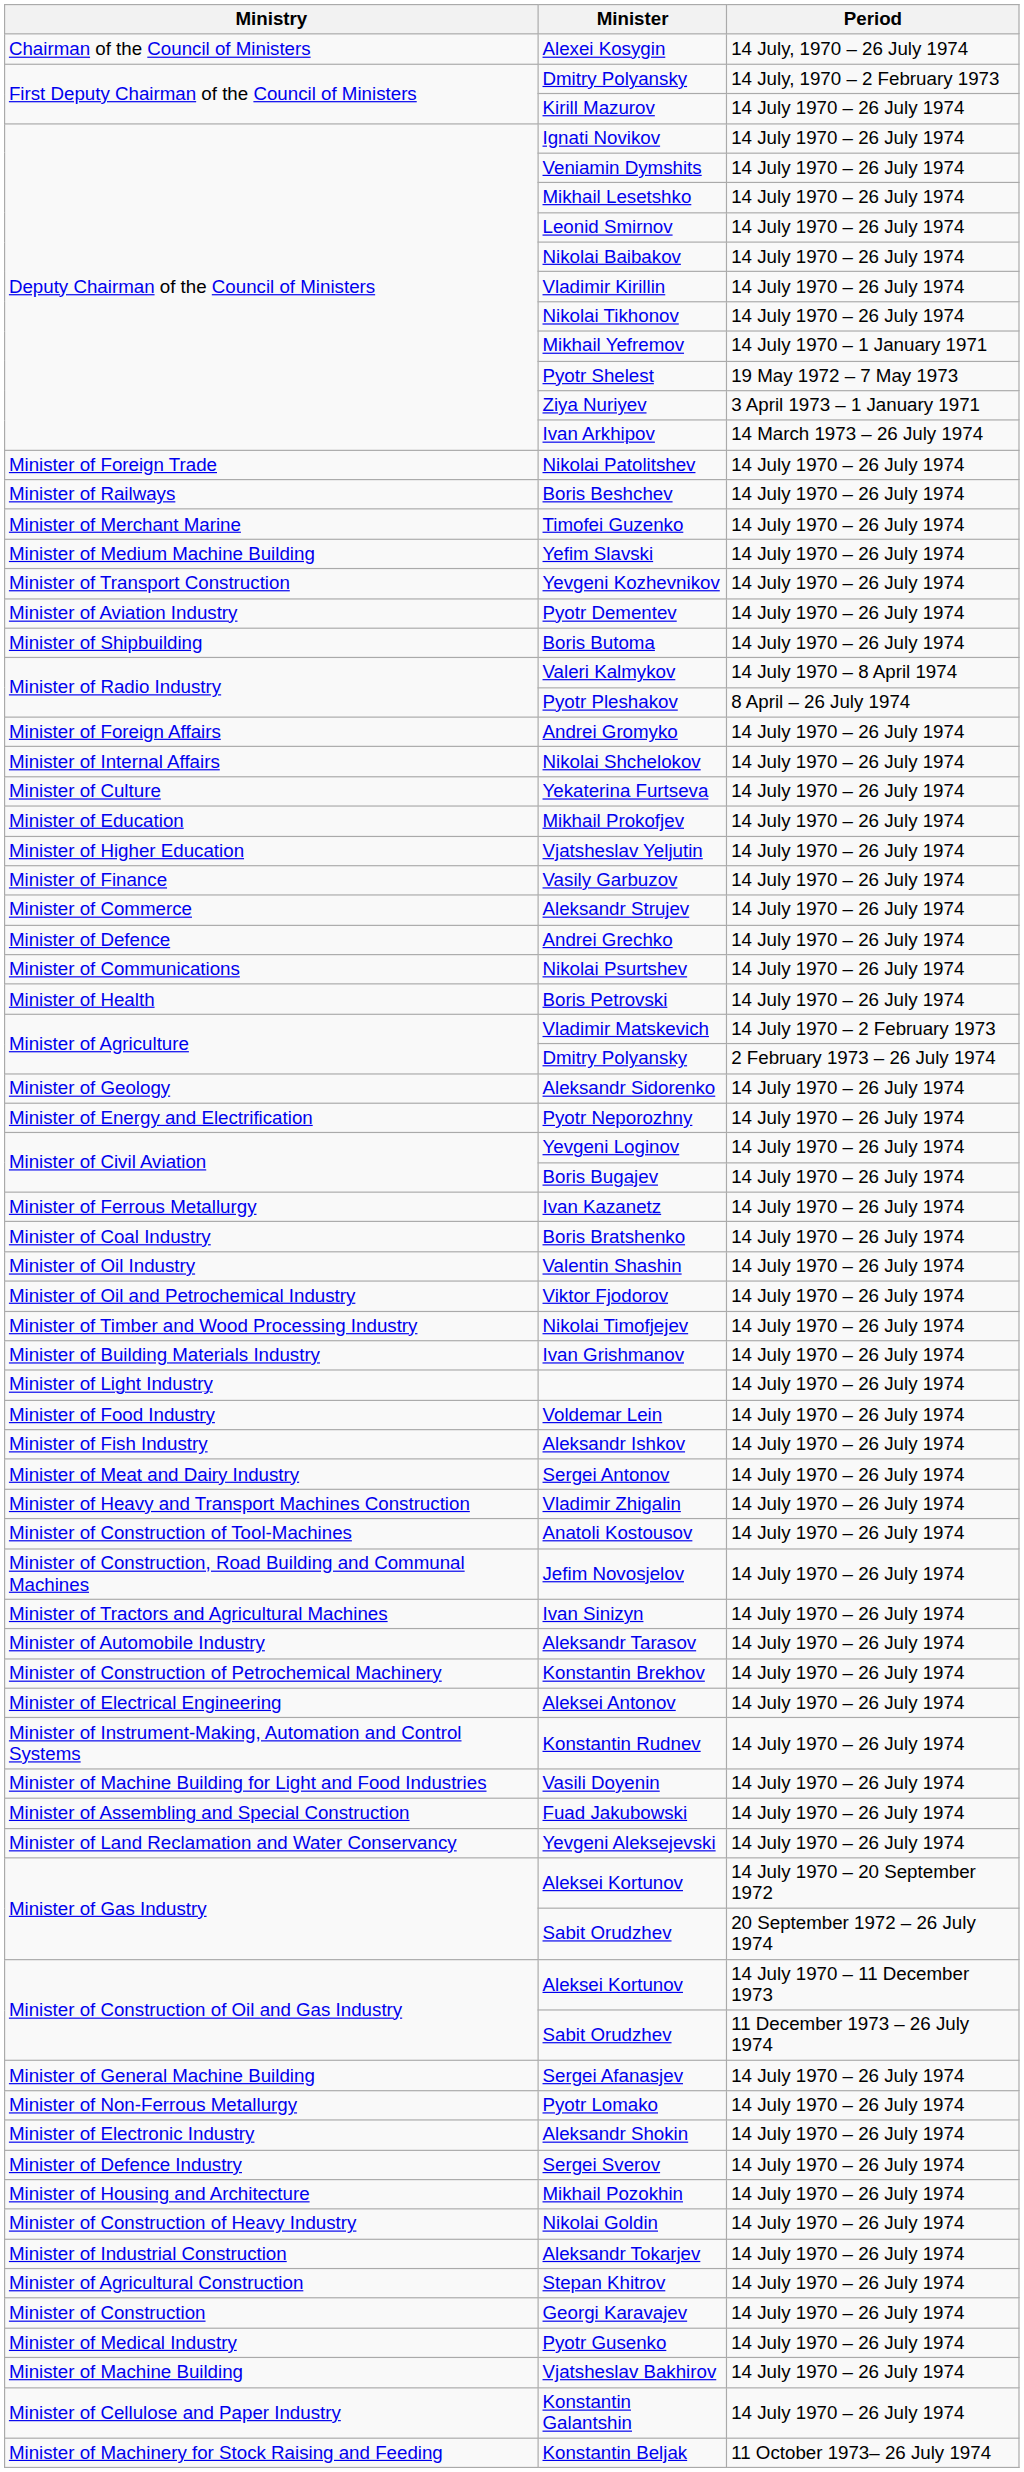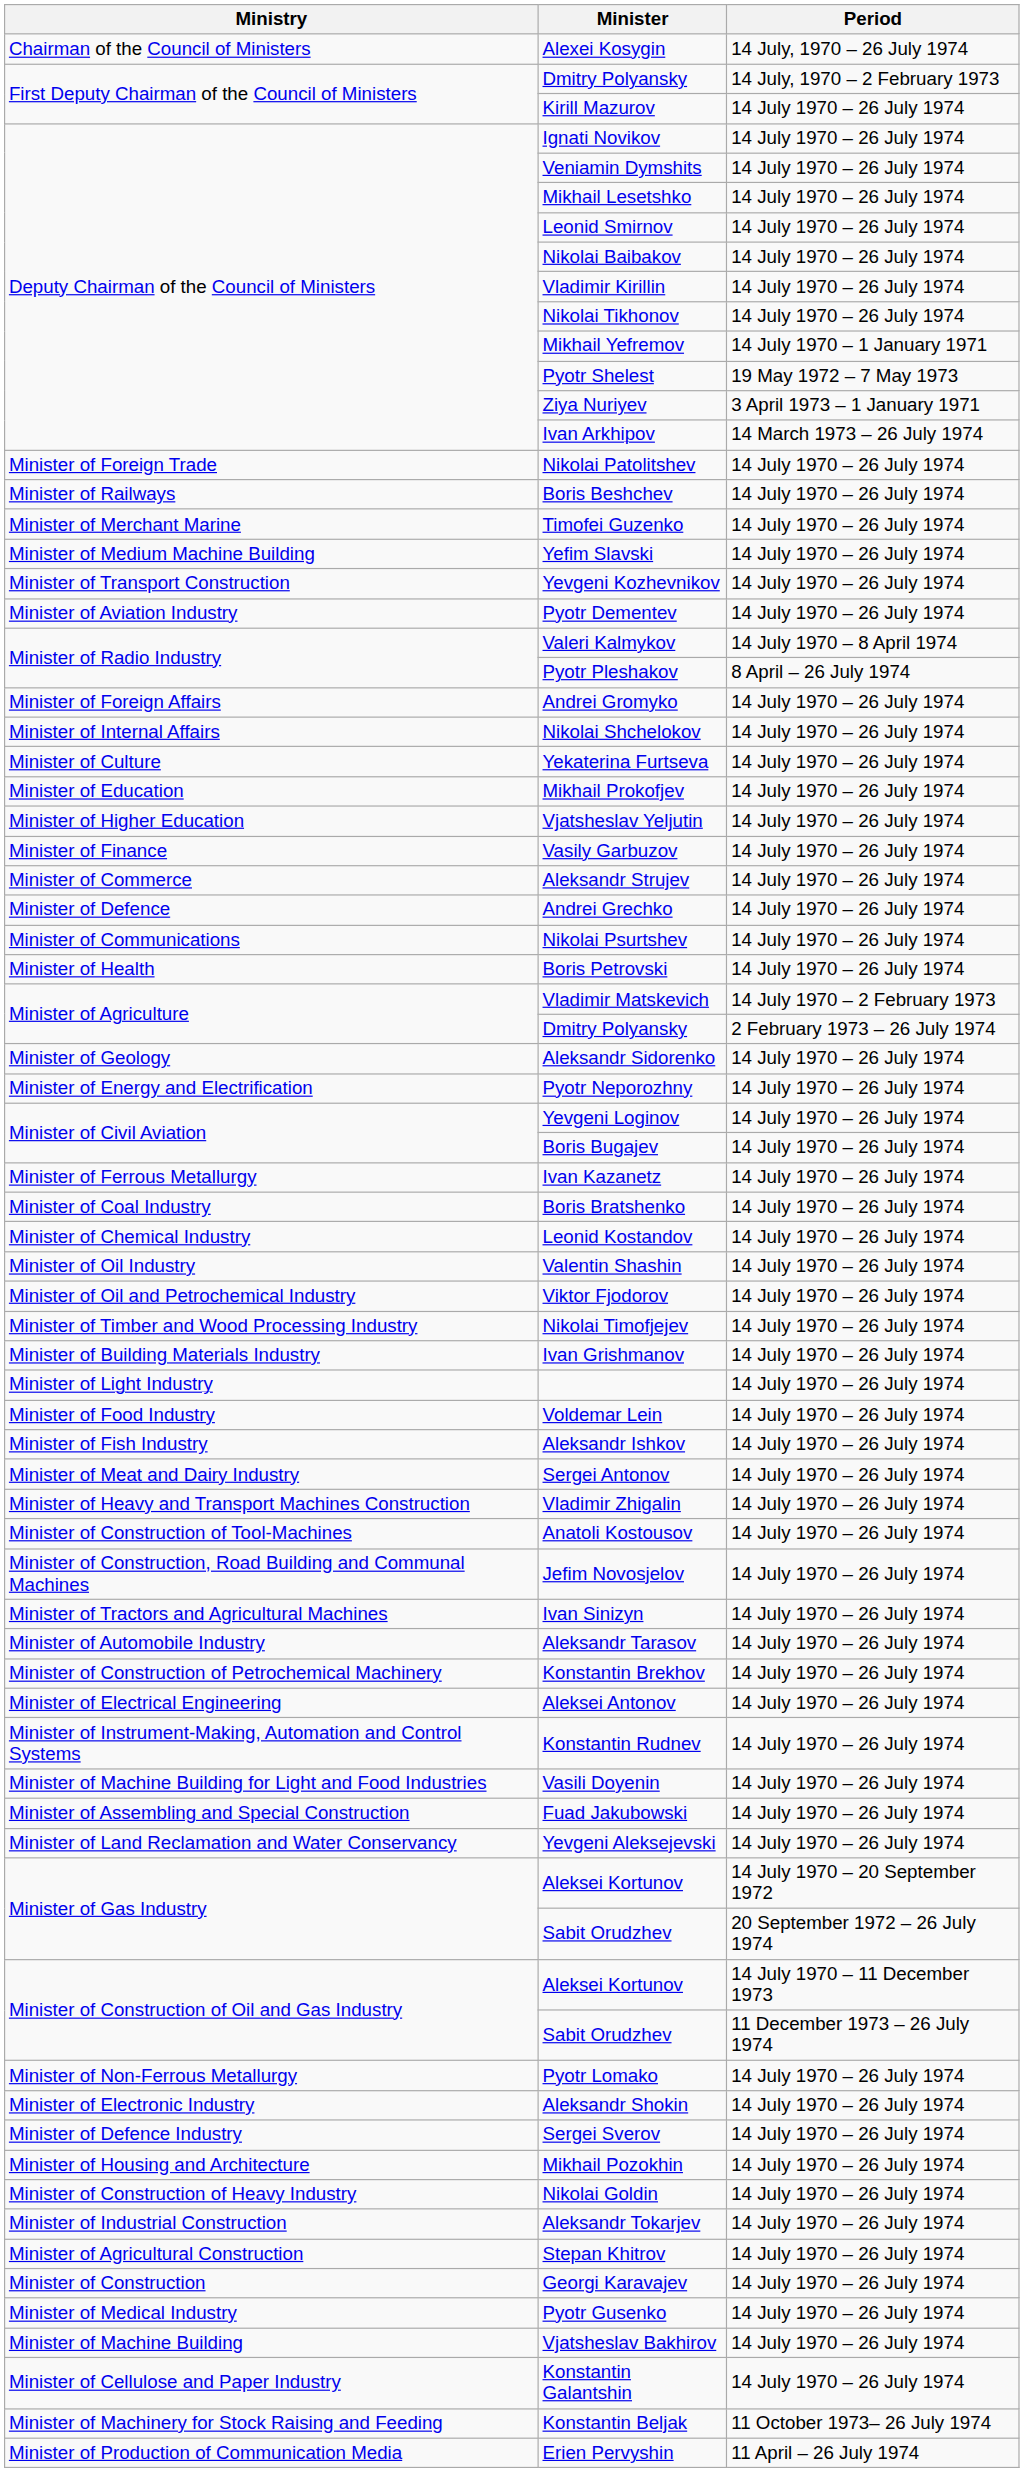- row: (106, 642)
+ row: (130, 1236)
- row: (162, 2075)
+ row: (206, 2452)
